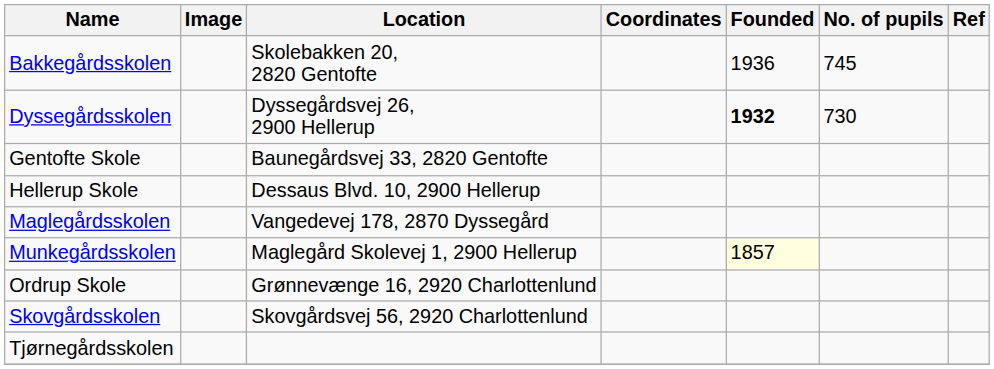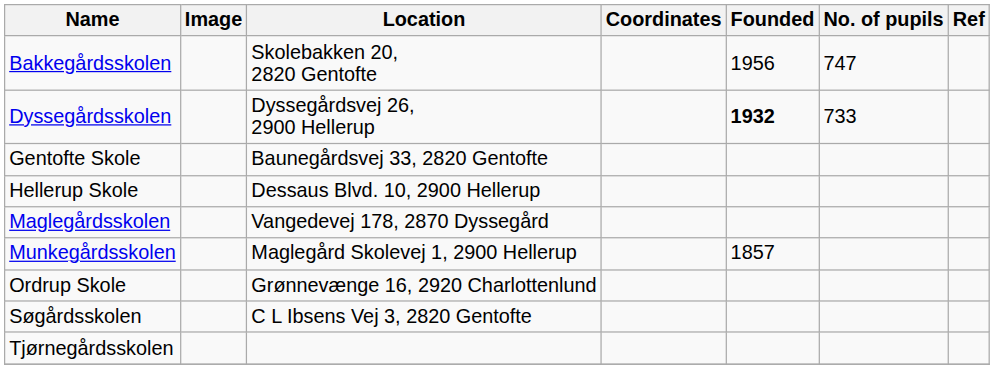(753, 62) 1936 -> (753, 62) 1956
(840, 62) 745 -> (840, 62) 747
(840, 116) 730 -> (840, 116) 733
(753, 253) lightyellow background -> (753, 253) no background
- row: (85, 316)
+ row: (75, 316)
